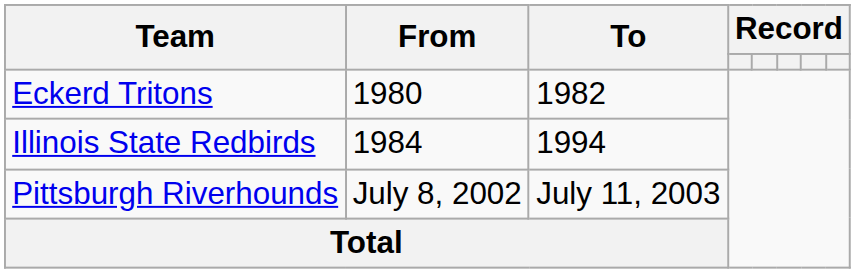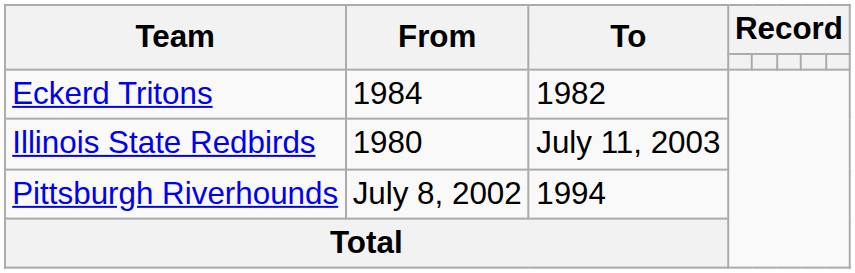(388, 93) 1980 -> (388, 93) 1984
(388, 143) 1984 -> (388, 143) 1980
(571, 143) 1994 -> (628, 143) July 11, 2003
(628, 193) July 11, 2003 -> (571, 193) 1994
